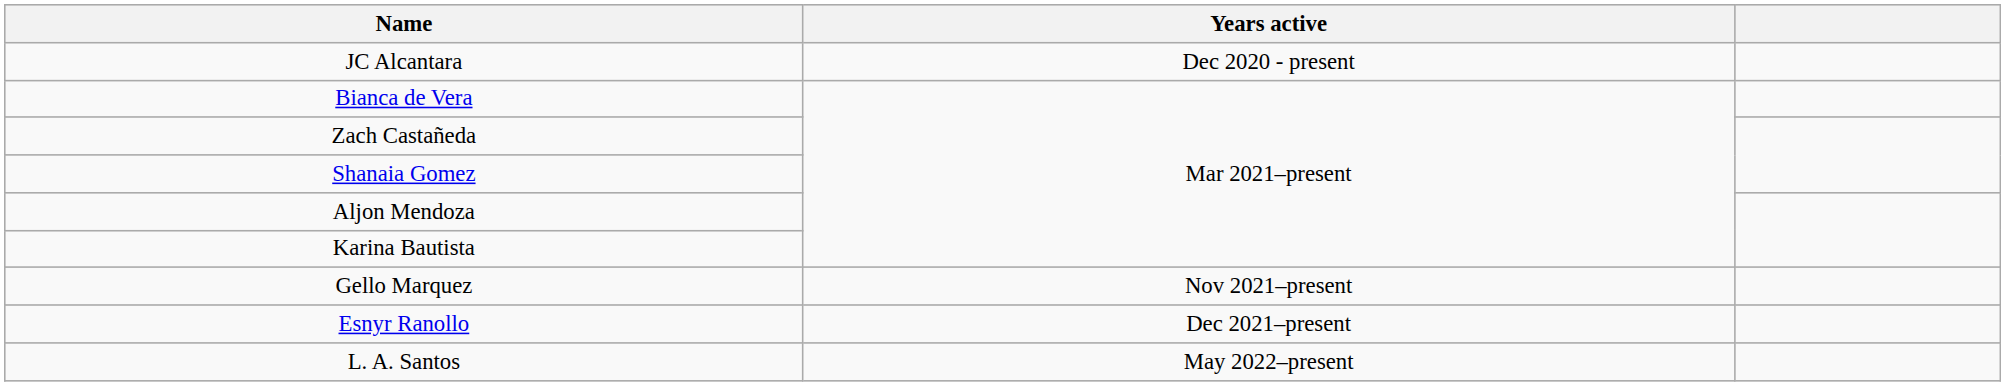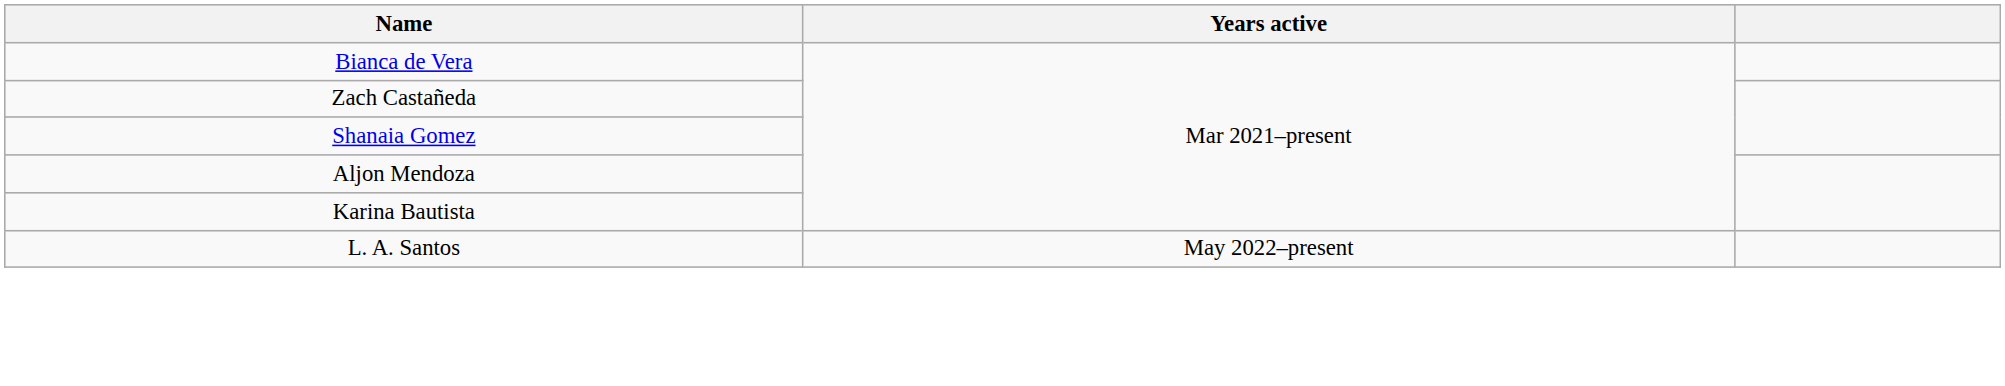- row: (404, 61)
- row: (404, 286)
- row: (404, 323)
